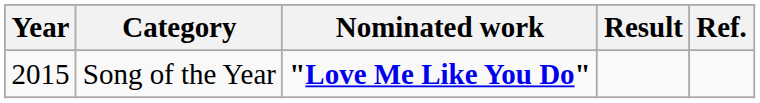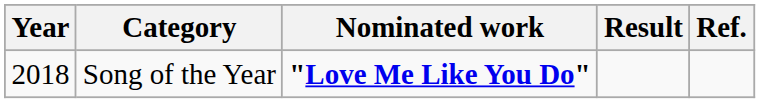(41, 73) 2015 -> (41, 73) 2018
